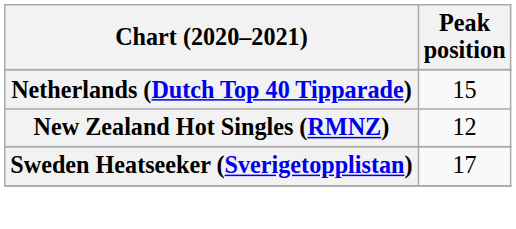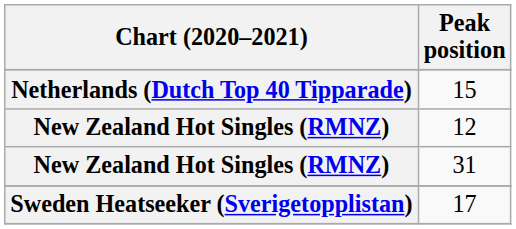+ row: (465, 165)
